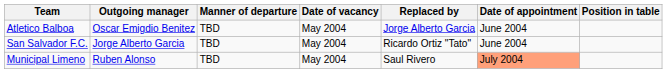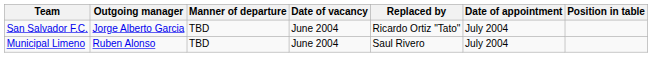- row: (40, 28)
(324, 44) May 2004 -> (315, 28) June 2004
(503, 44) June 2004 -> (487, 28) July 2004
(324, 60) May 2004 -> (315, 44) June 2004
(501, 60) lightsalmon background -> (487, 44) no background
